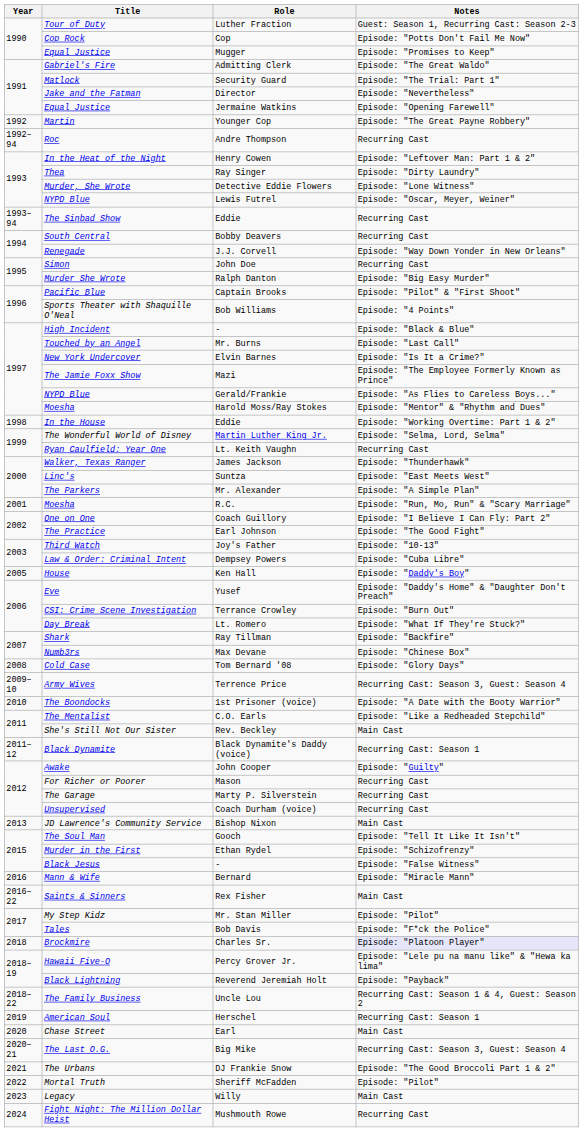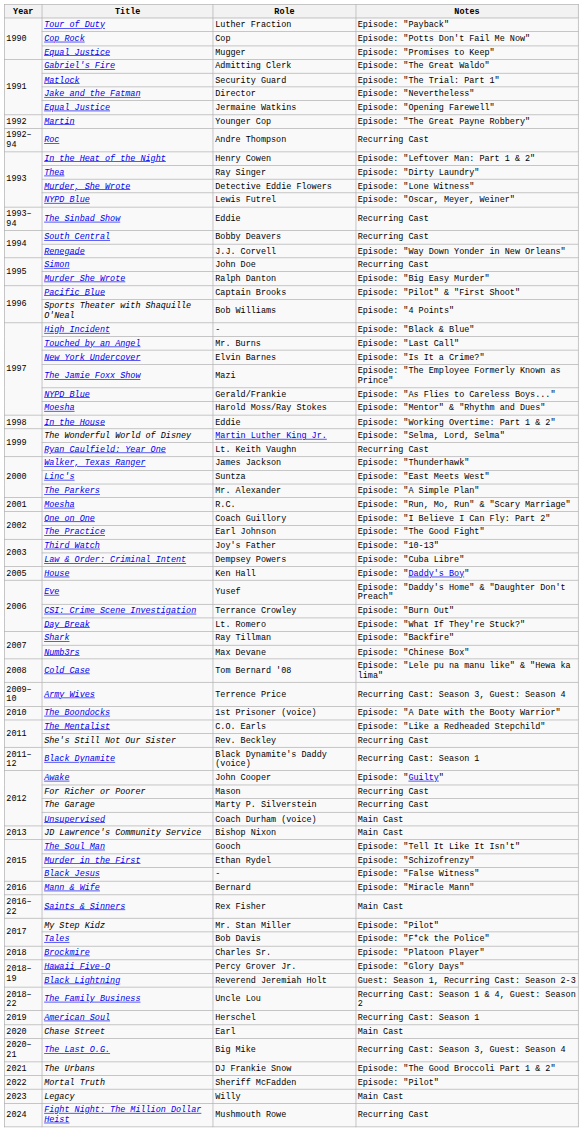(467, 25) Guest: Season 1, Recurring Cast: Season 2-3 -> (403, 25) Episode: "Payback"
(411, 666) Episode: "Glory Days" -> (464, 671) Episode: "Lele pu na manu like" & "Hewa ka lima"
(381, 731) Main Cast -> (393, 741) Recurring Cast
(393, 809) Recurring Cast -> (381, 819) Main Cast
(421, 943) lavender background -> (421, 953) no background
(464, 962) Episode: "Lele pu na manu like" & "Hewa ka lima" -> (411, 967) Episode: "Glory Days"
(403, 980) Episode: "Payback" -> (467, 980) Guest: Season 1, Recurring Cast: Season 2-3
